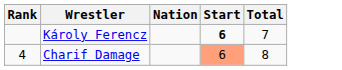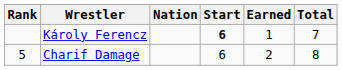+ column: (269, 15)
(22, 55) 4 -> (22, 55) 5
(222, 55) lightsalmon background -> (222, 55) no background
